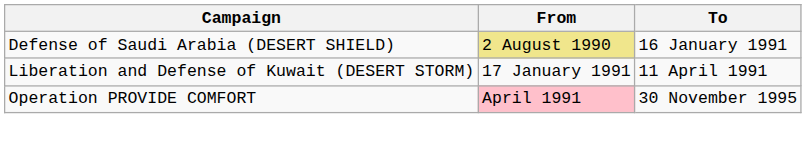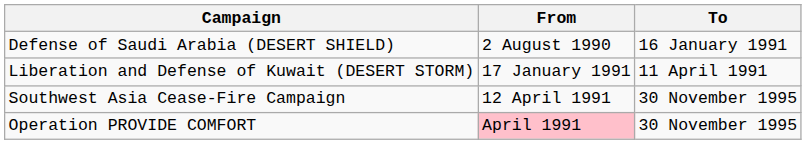(546, 45) khaki background -> (546, 45) no background
+ row: (177, 99)
